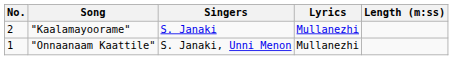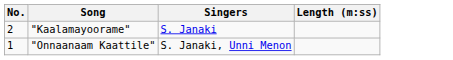- column: (328, 13)
